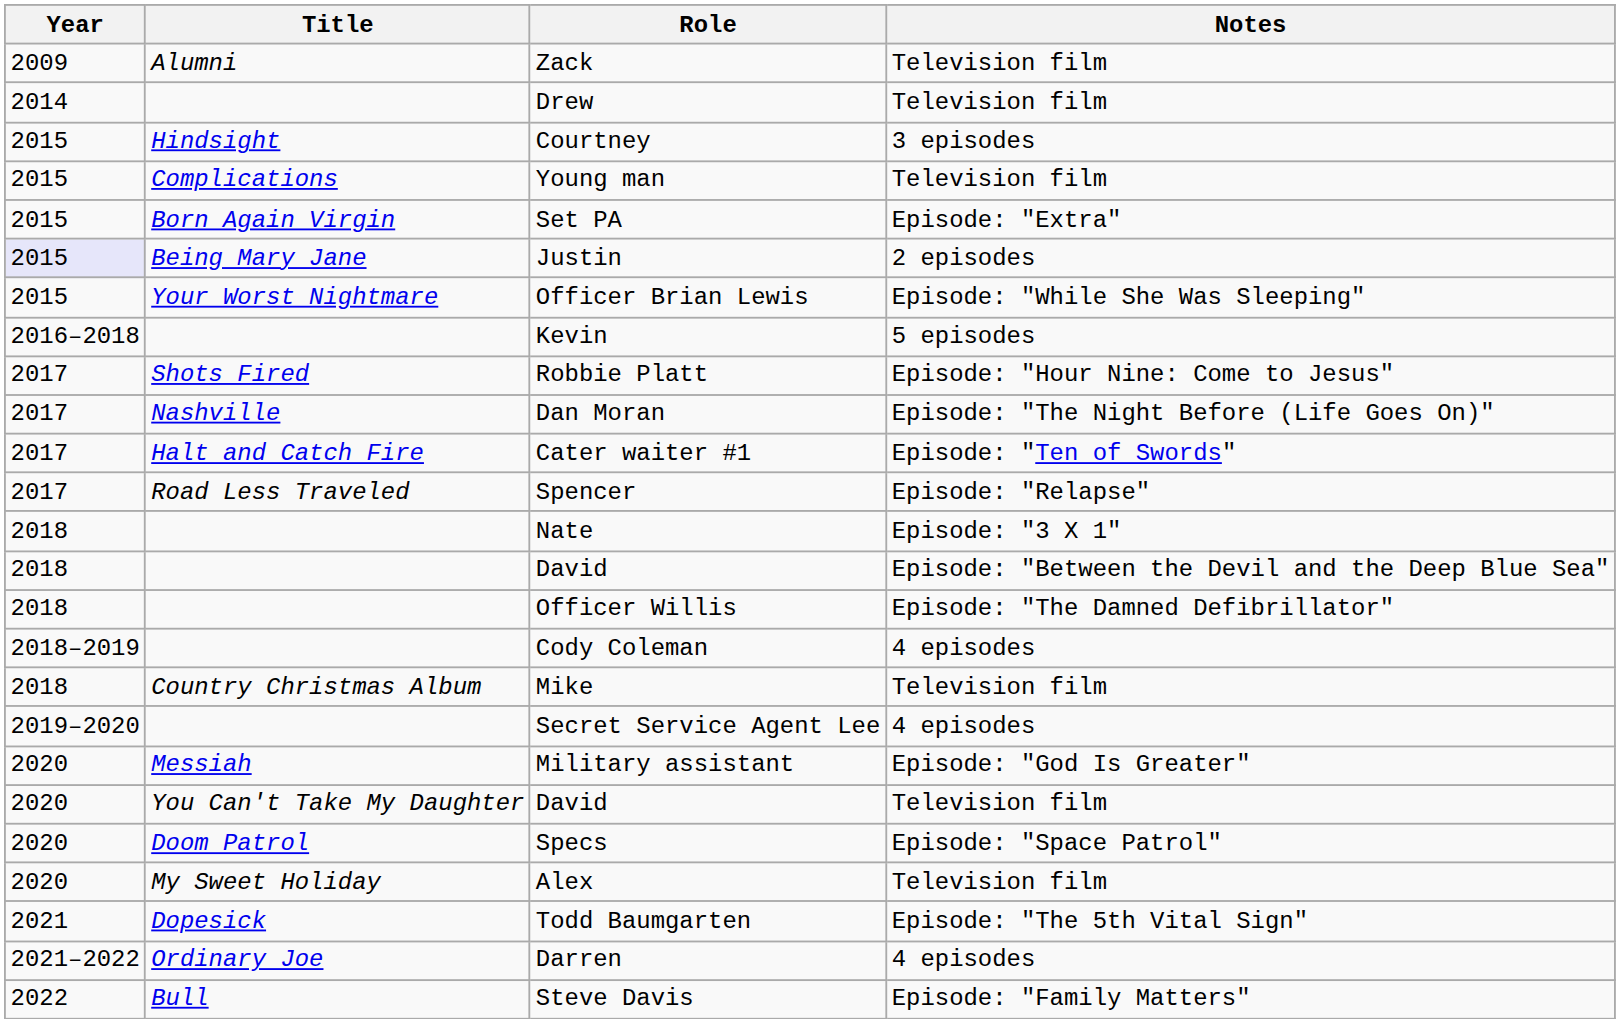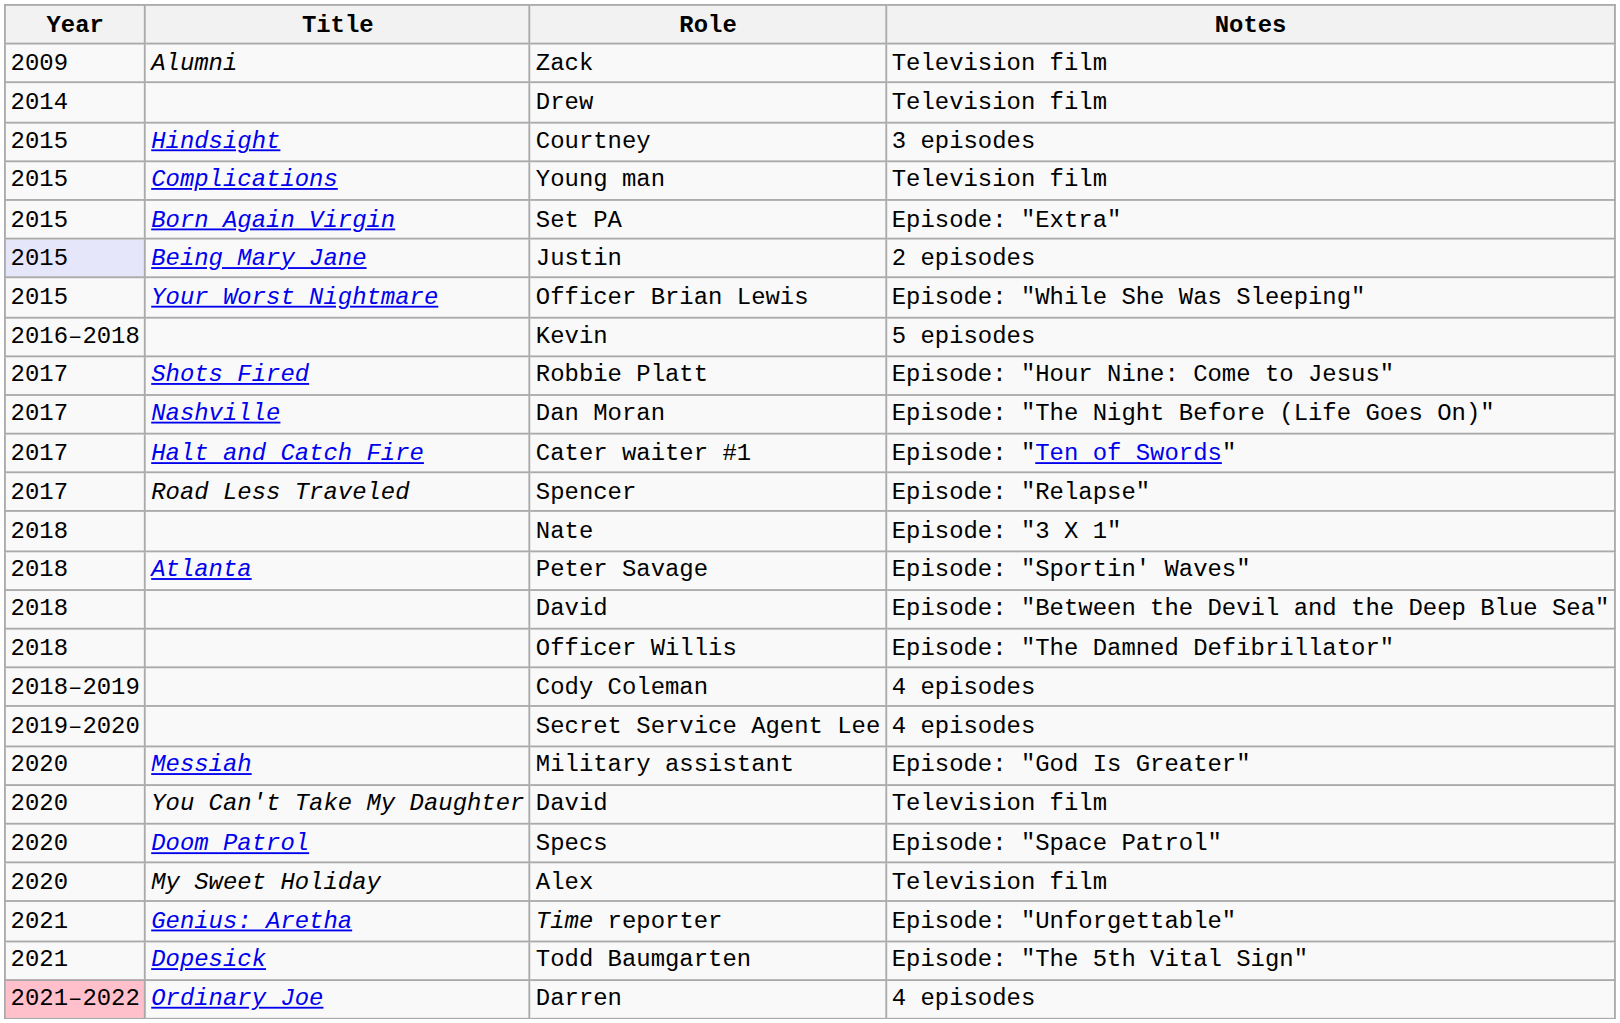+ row: (201, 570)
- row: (316, 687)
+ row: (252, 921)
(75, 960) no background -> (75, 999) pink background
- row: (180, 999)
